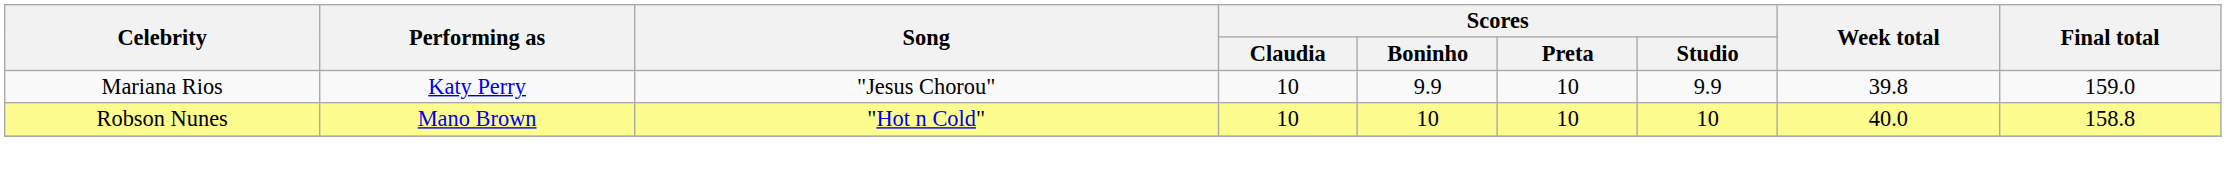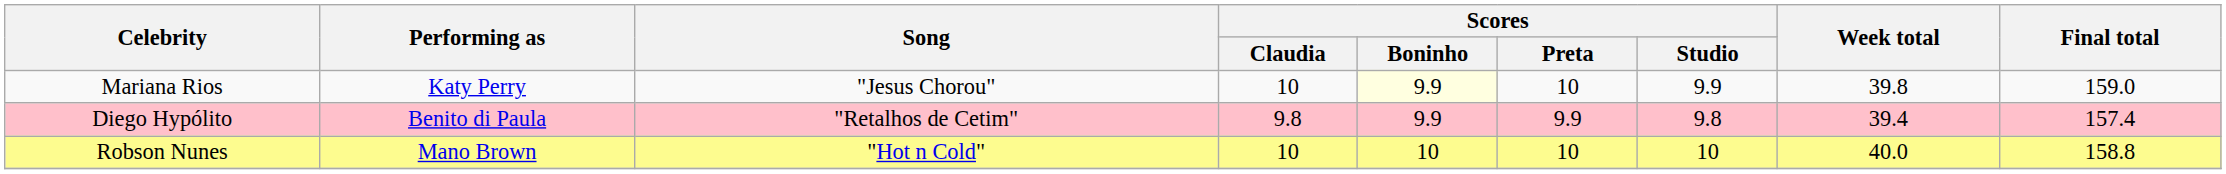(1428, 86) no background -> (1428, 86) lightyellow background
+ row: (162, 119)
